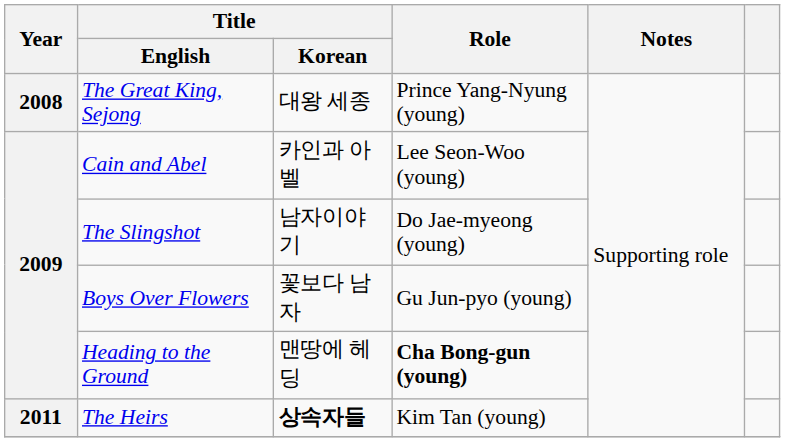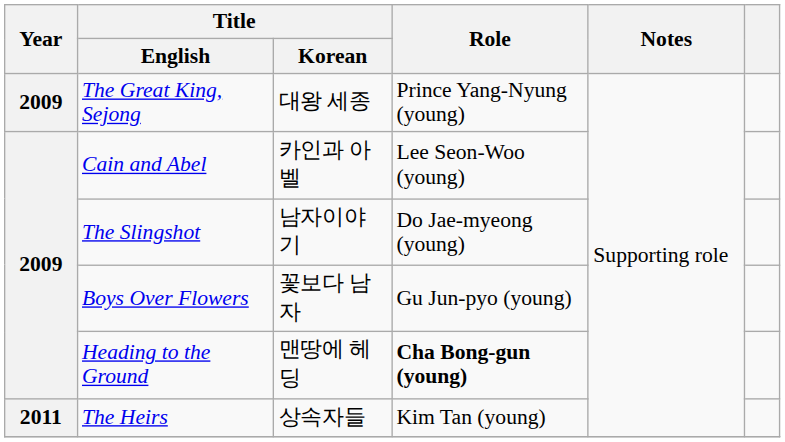(41, 102) 2008 -> (41, 102) 2009
(322, 416) bold -> (322, 416) normal
